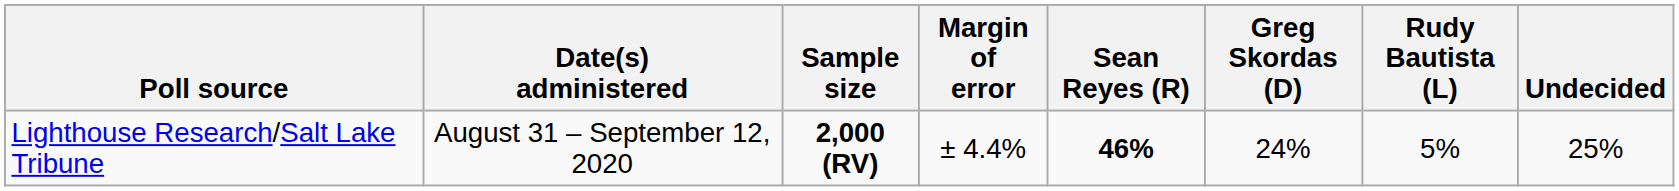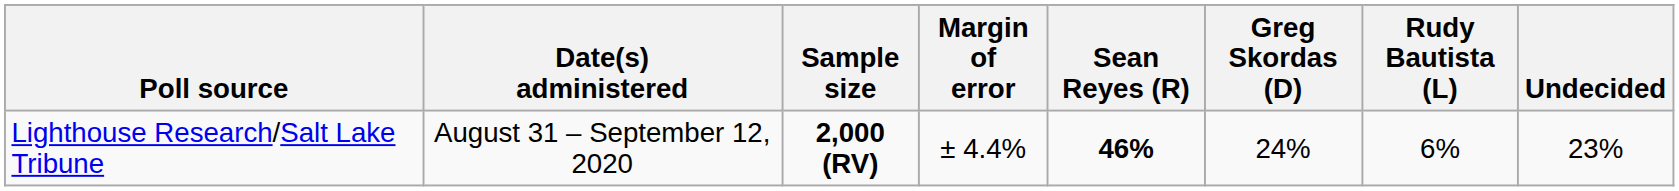(1440, 148) 5% -> (1440, 148) 6%
(1596, 148) 25% -> (1596, 148) 23%
